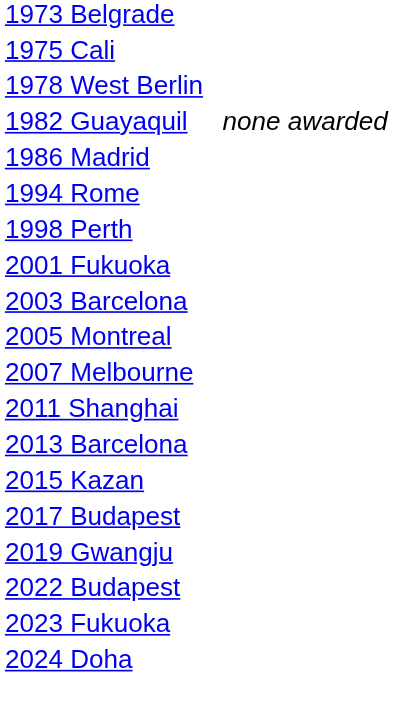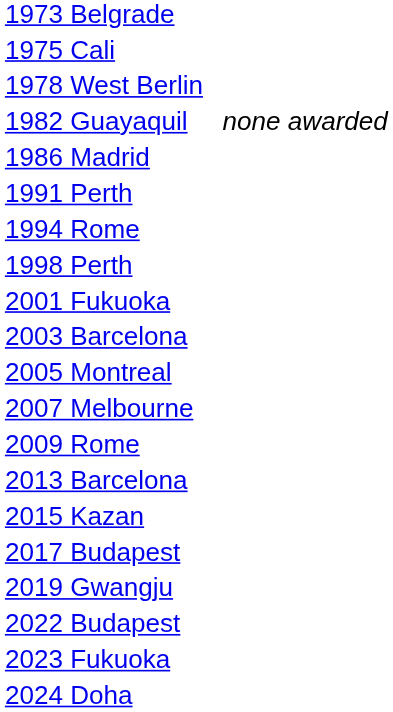+ row: (69, 193)
+ row: (72, 444)
- row: (92, 408)
